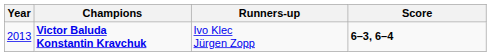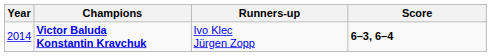(19, 37) 2013 -> (19, 37) 2014
